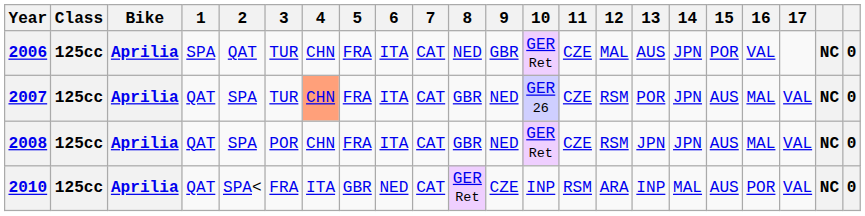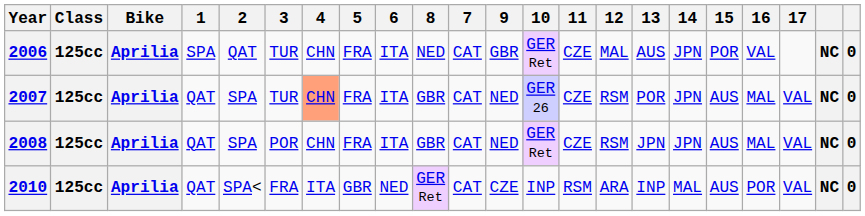columns swapped: (431, 18) <-> (467, 18)
